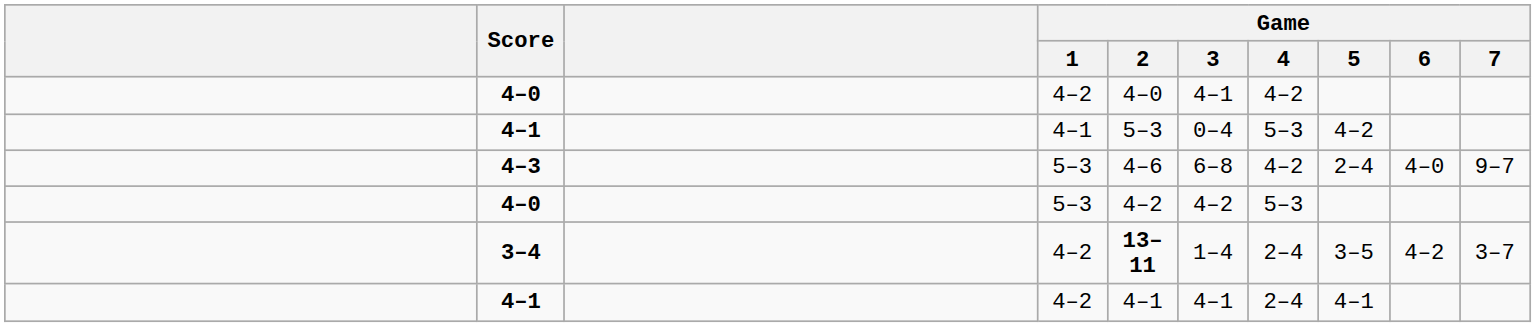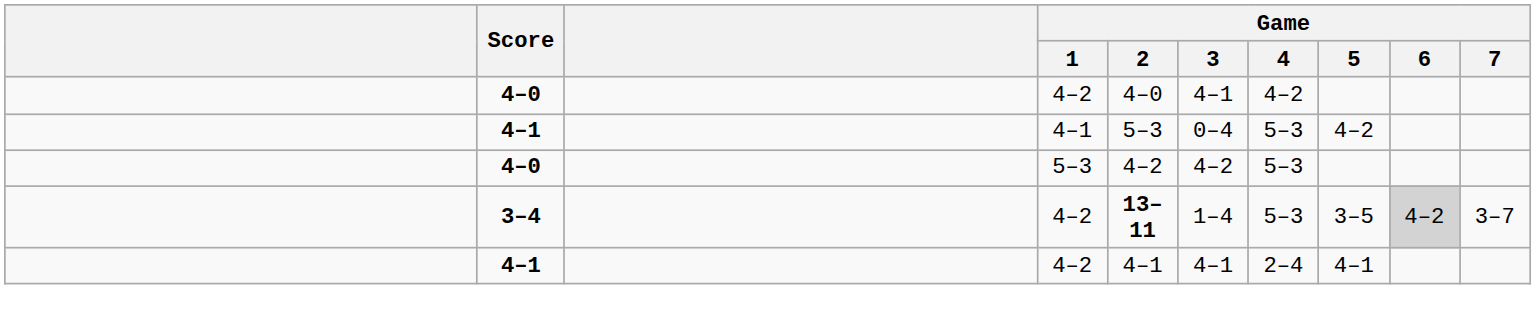- row: (521, 168)
(1283, 253) 2–4 -> (1283, 217) 5–3
(1424, 253) no background -> (1424, 217) lightgrey background
